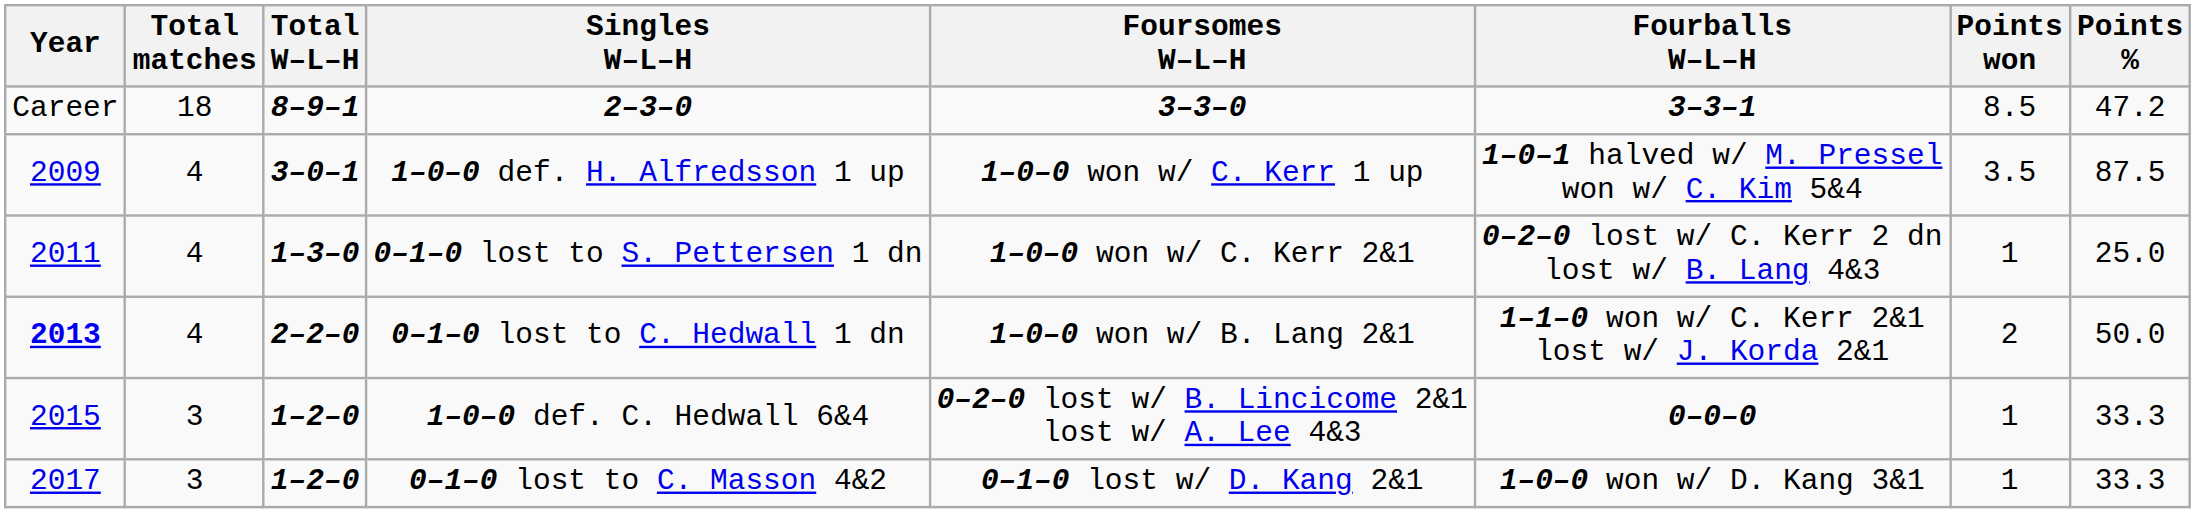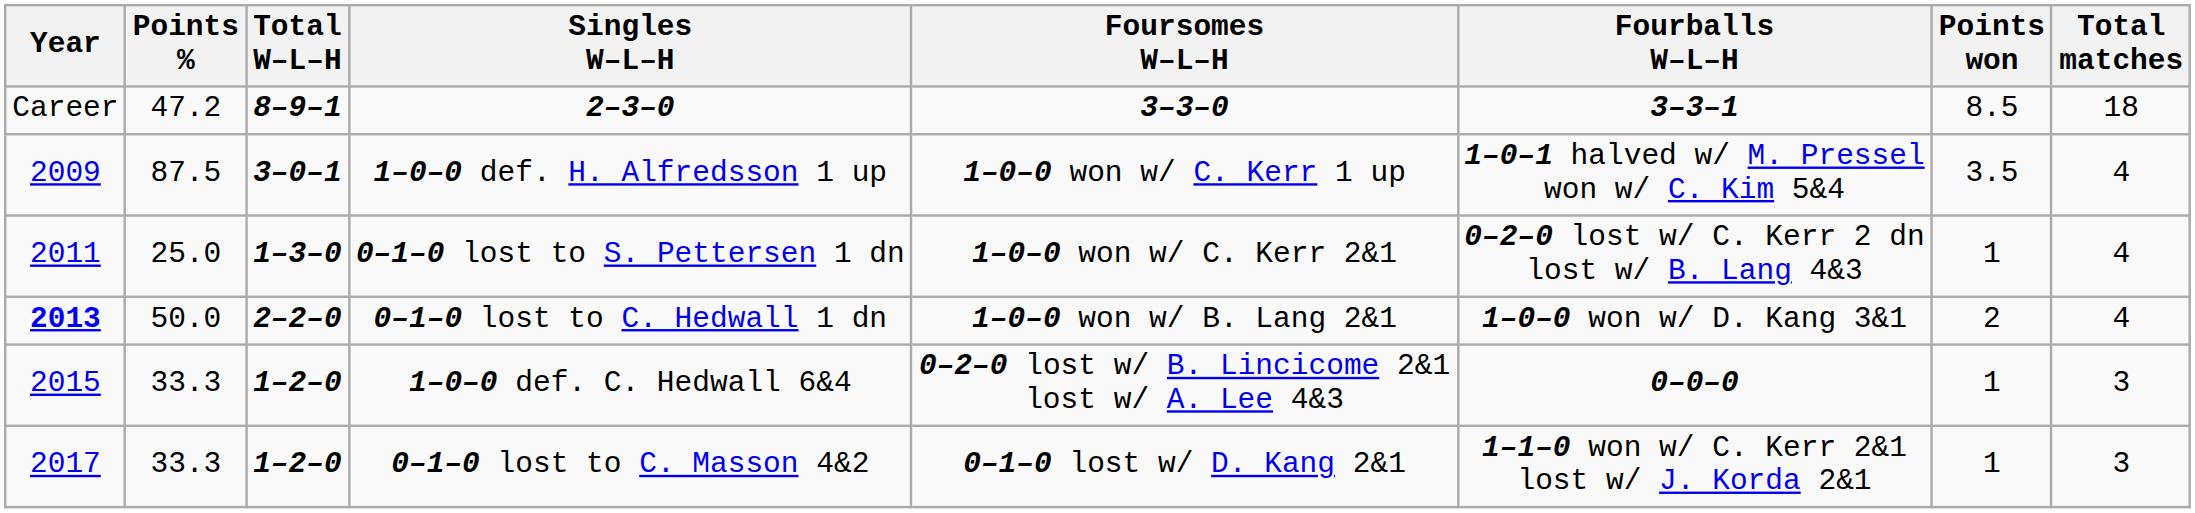columns swapped: (195, 46) <-> (2130, 46)
(1712, 337) 1–1–0 won w/ C. Kerr 2&1 lost w/ J. Korda 2&1 -> (1694, 320) 1–0–0 won w/ D. Kang 3&1
(1712, 483) 1–0–0 won w/ D. Kang 3&1 -> (1694, 466) 1–1–0 won w/ C. Kerr 2&1 lost w/ J. Korda 2&1
